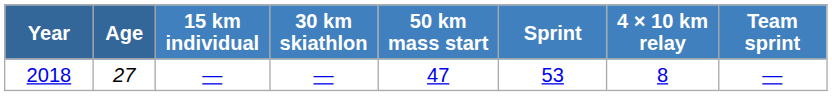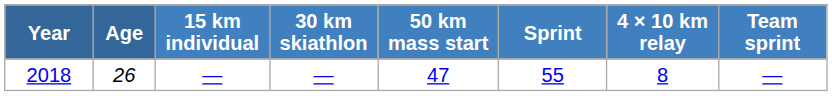(124, 75) 27 -> (124, 75) 26
(553, 75) 53 -> (553, 75) 55
